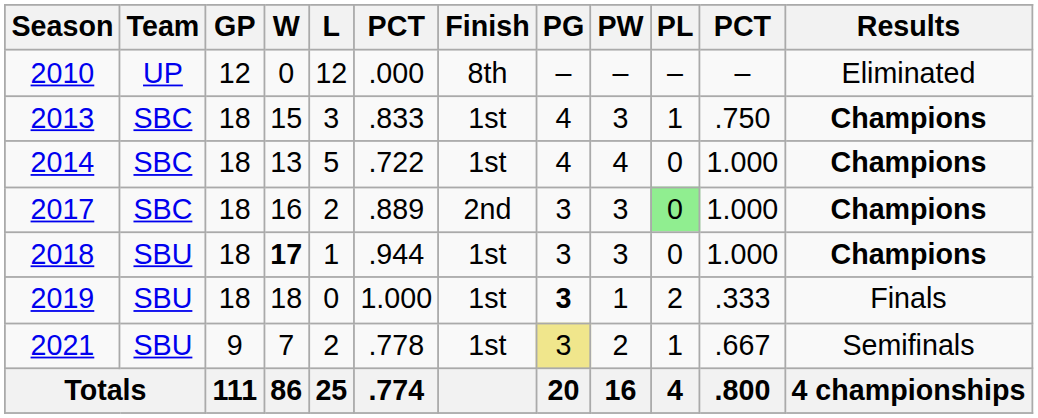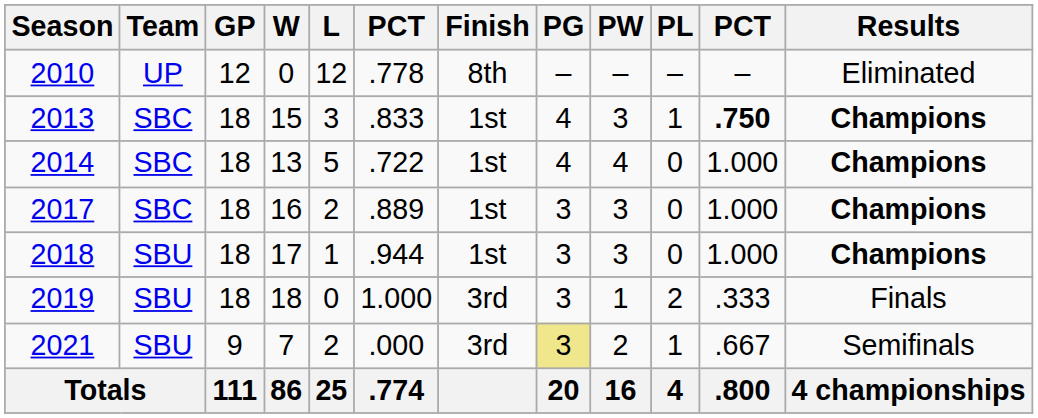(396, 72) .000 -> (396, 72) .778
(742, 118) normal -> (742, 118) bold
(487, 208) 2nd -> (487, 208) 1st
(675, 208) lightgreen background -> (675, 208) no background
(286, 254) bold -> (286, 254) normal
(487, 299) 1st -> (487, 299) 3rd
(564, 299) bold -> (564, 299) normal
(396, 345) .778 -> (396, 345) .000
(487, 345) 1st -> (487, 345) 3rd
